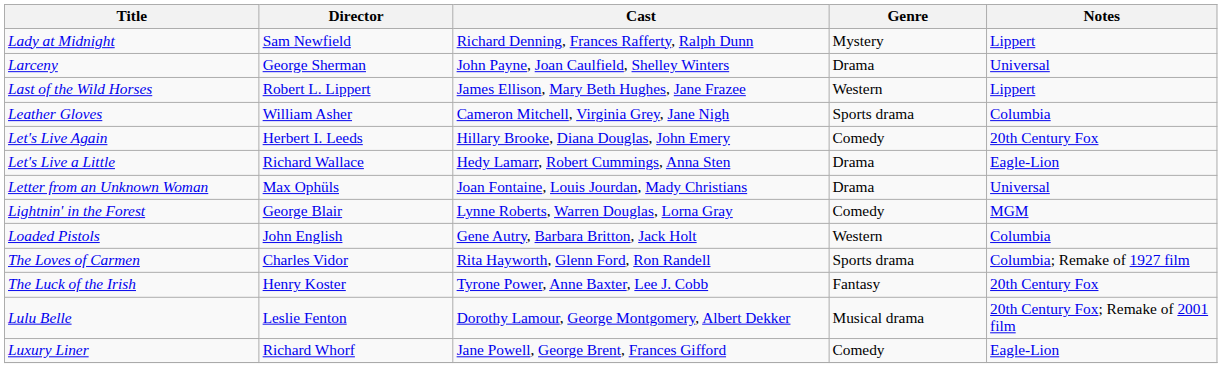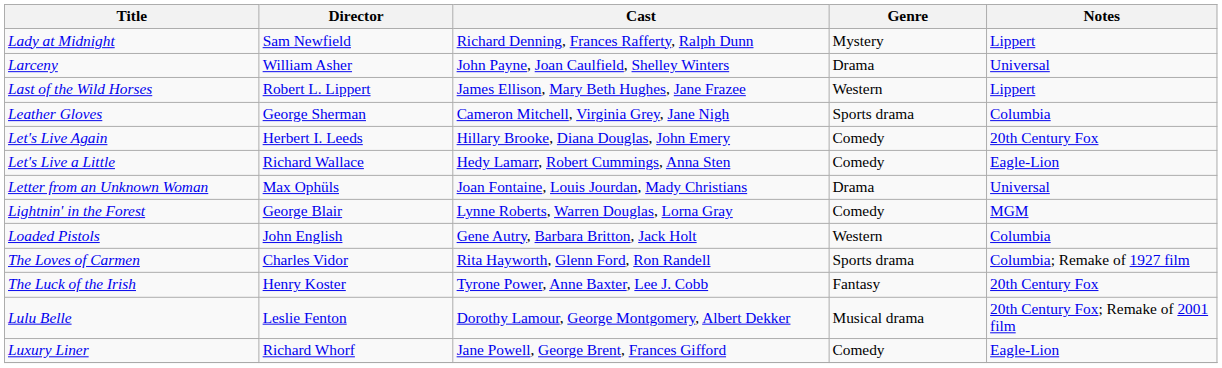(314, 65) George Sherman -> (307, 65) William Asher
(307, 114) William Asher -> (314, 114) George Sherman
(853, 162) Drama -> (859, 162) Comedy
